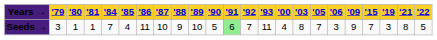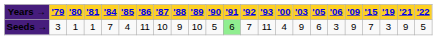(301, 27) 8 -> (301, 27) 9
(319, 27) 7 -> (319, 27) 6
(406, 27) 8 -> (406, 27) 9
